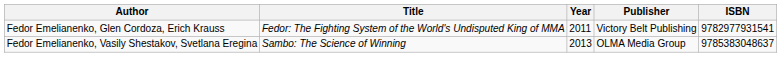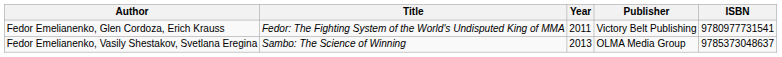(738, 28) 9782977931541 -> (738, 28) 9780977731541
(738, 44) 9785383048637 -> (738, 44) 9785373048637
